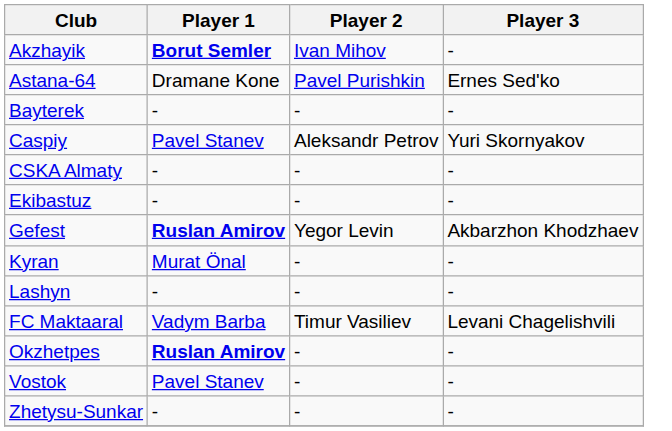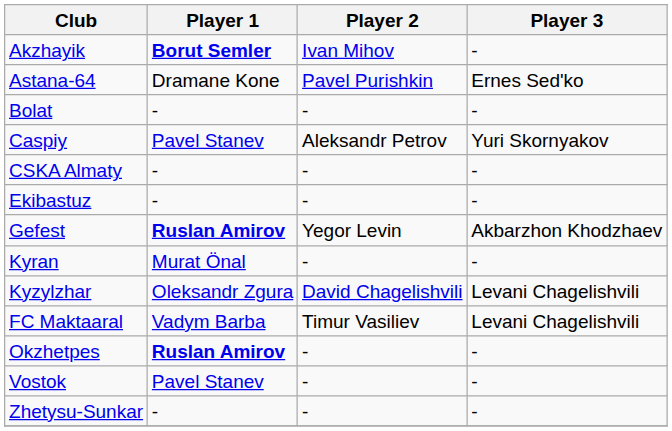- row: (46, 110)
+ row: (31, 110)
+ row: (50, 291)
- row: (40, 291)
